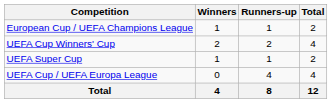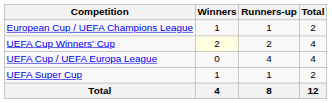(217, 43) no background -> (217, 43) lightyellow background
rows swapped: (82, 75) <-> (44, 59)
